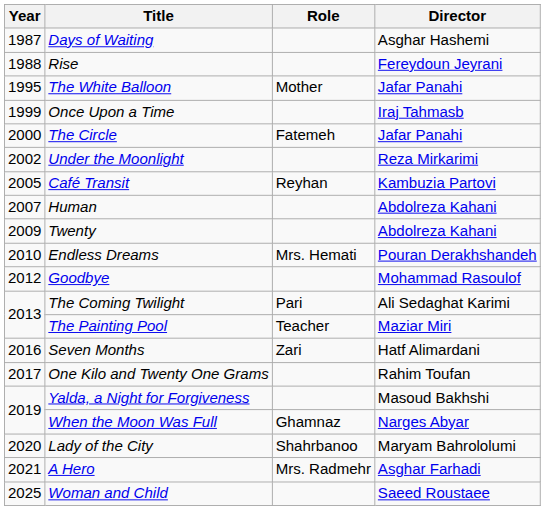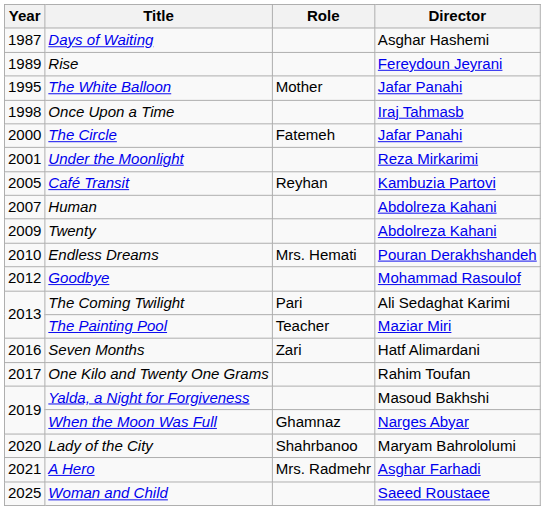(25, 64) 1988 -> (25, 64) 1989
(25, 111) 1999 -> (25, 111) 1998
(25, 159) 2002 -> (25, 159) 2001
